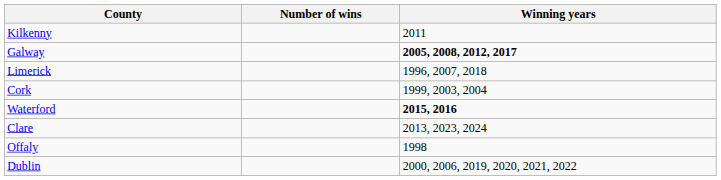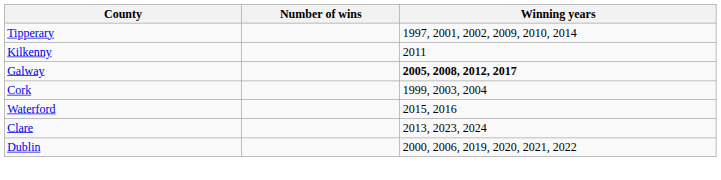+ row: (31, 33)
- row: (29, 71)
(430, 109) bold -> (430, 109) normal
- row: (23, 147)
